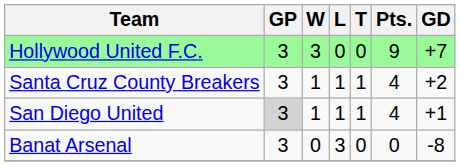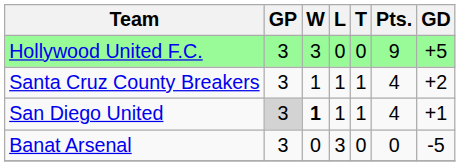(436, 51) +7 -> (436, 51) +5
(316, 113) normal -> (316, 113) bold
(436, 144) -8 -> (436, 144) -5
